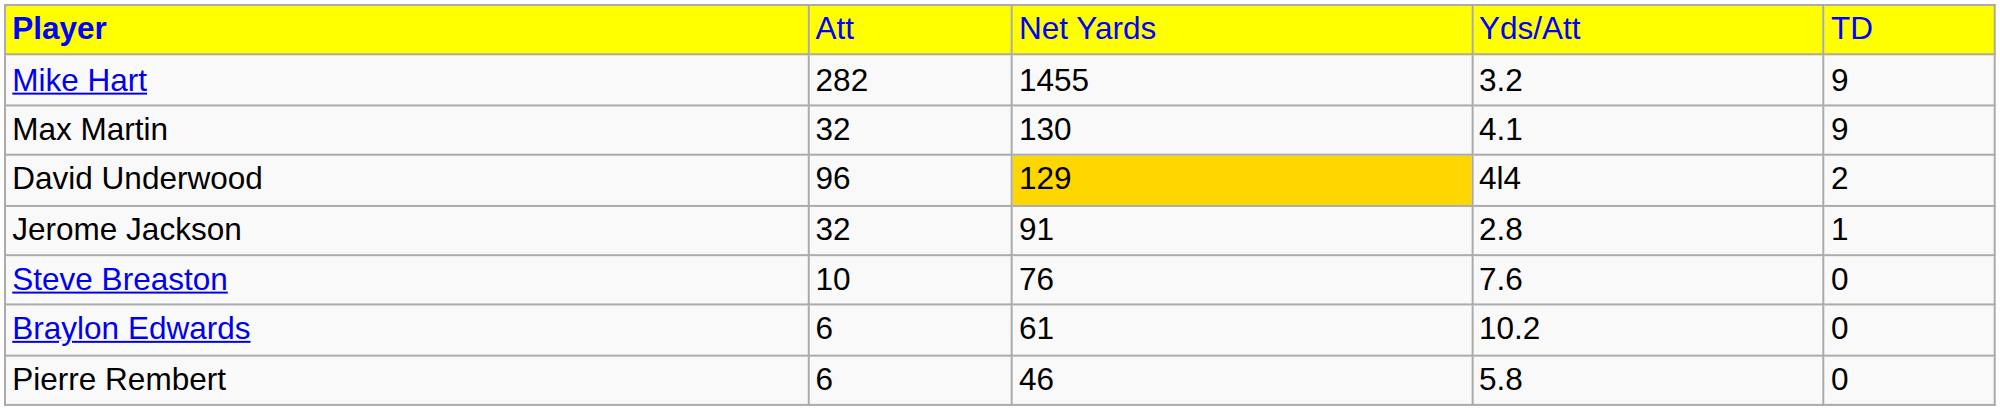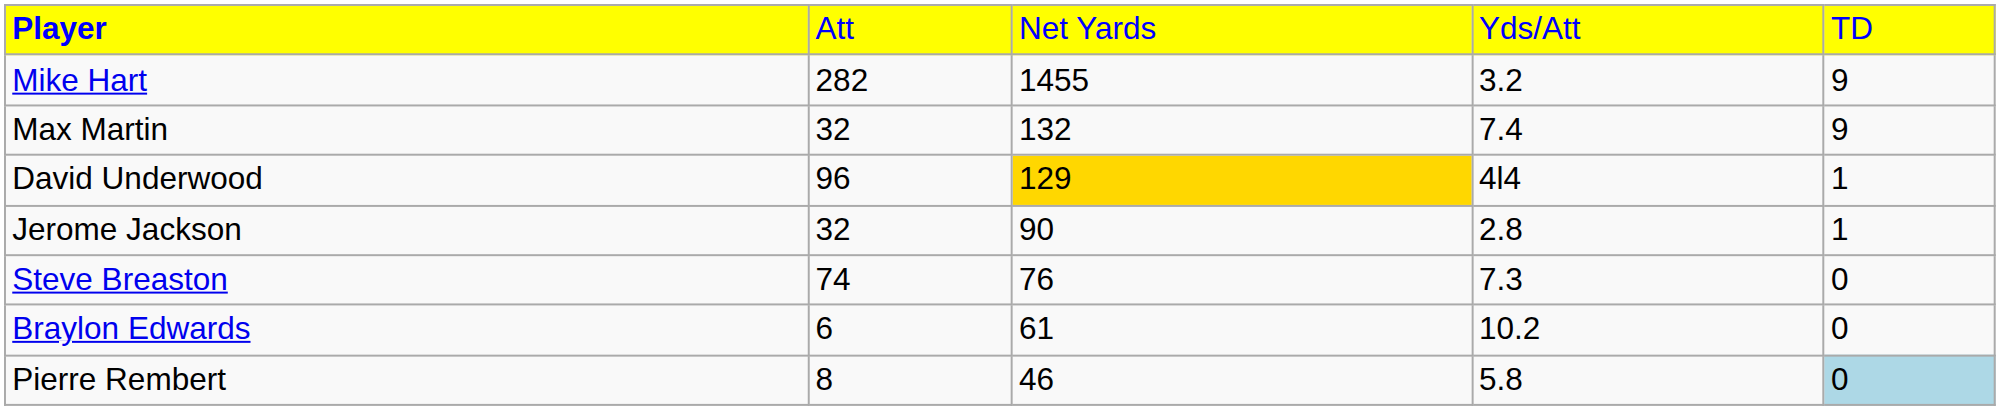(1045, 129) 130 -> (1045, 129) 132
(1501, 129) 4.1 -> (1501, 129) 7.4
(1840, 179) 2 -> (1840, 179) 1
(1037, 229) 91 -> (1037, 229) 90
(833, 279) 10 -> (833, 279) 74
(1501, 279) 7.6 -> (1501, 279) 7.3
(824, 379) 6 -> (824, 379) 8
(1840, 379) no background -> (1840, 379) lightblue background
